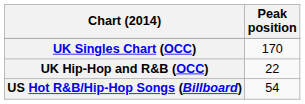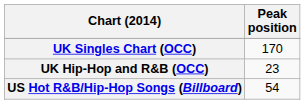(272, 68) 22 -> (272, 68) 23
